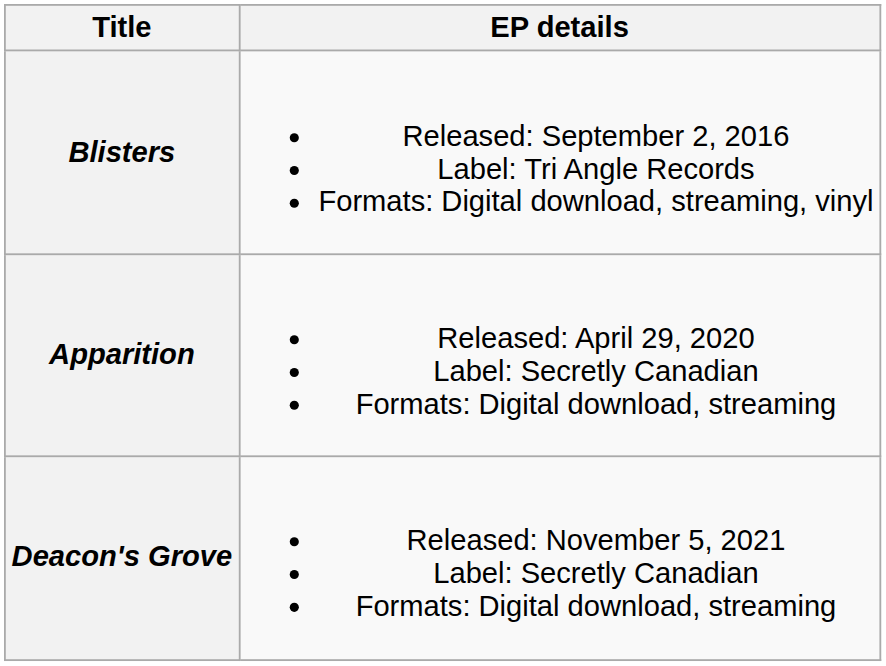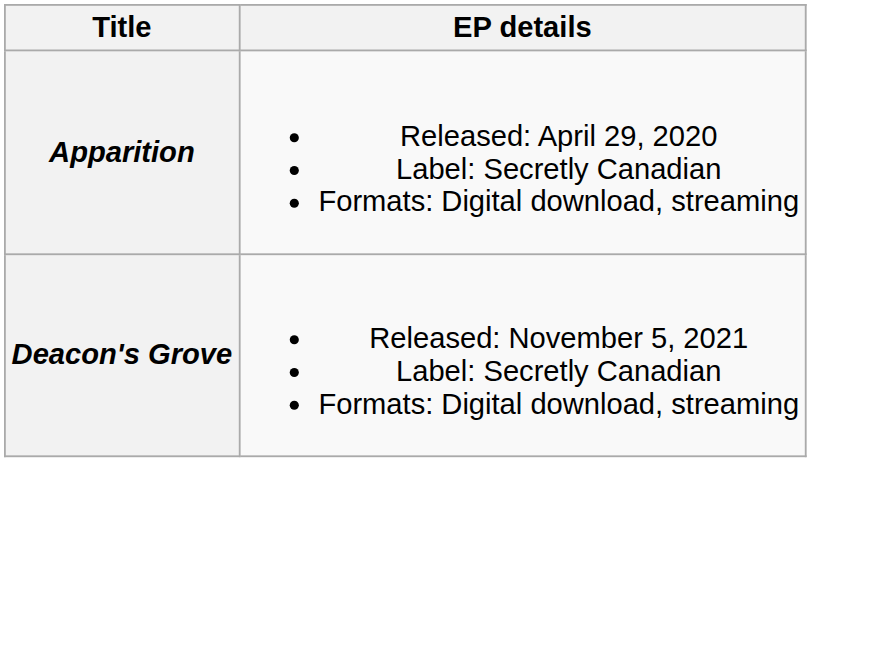- row: (122, 152)
